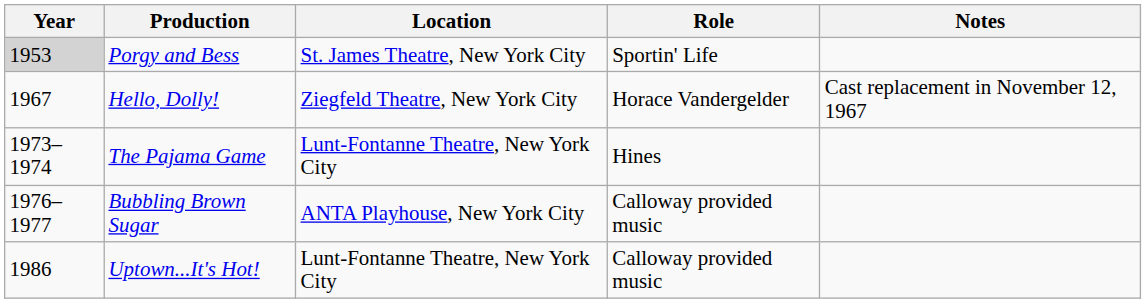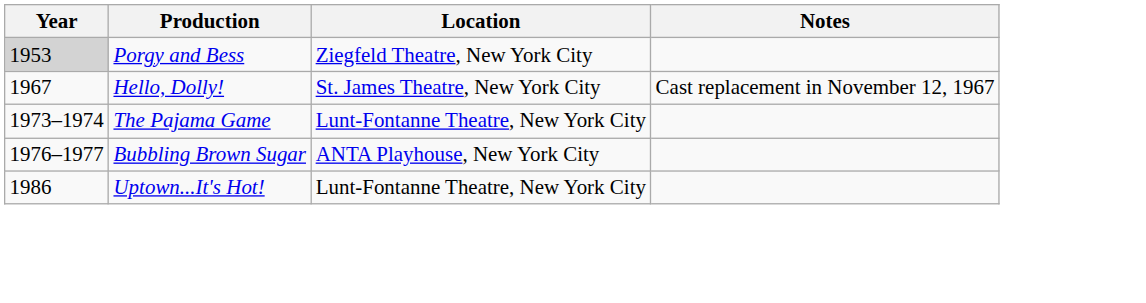- column: (714, 21)
(443, 54) St. James Theatre, New York City -> (454, 54) Ziegfeld Theatre, New York City
(439, 99) Ziegfeld Theatre, New York City -> (458, 87) St. James Theatre, New York City
